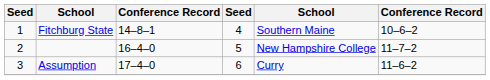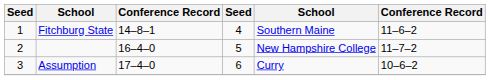(399, 30) 10–6–2 -> (399, 30) 11–6–2
(399, 65) 11–6–2 -> (399, 65) 10–6–2
